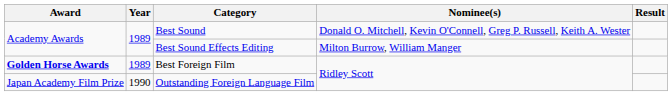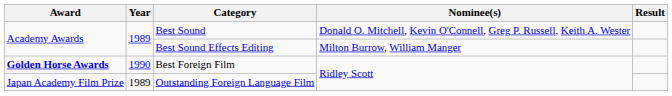(140, 64) 1989 -> (140, 64) 1990
(140, 82) 1990 -> (140, 82) 1989
